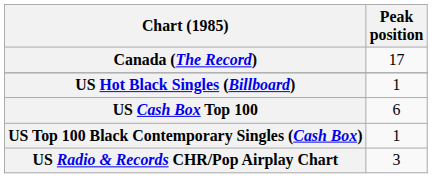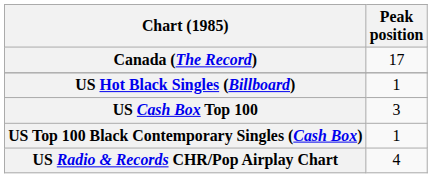(397, 110) 6 -> (397, 110) 3
(397, 160) 3 -> (397, 160) 4
